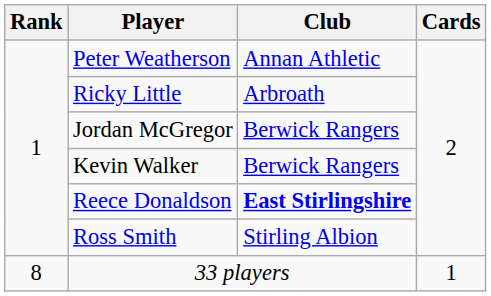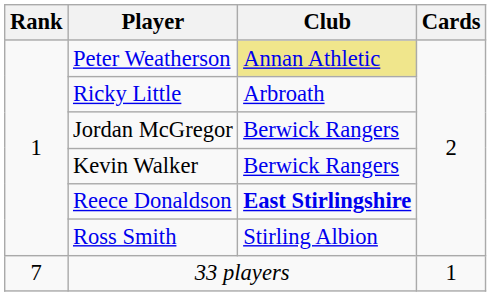(312, 58) no background -> (312, 58) khaki background
(36, 272) 8 -> (36, 272) 7
